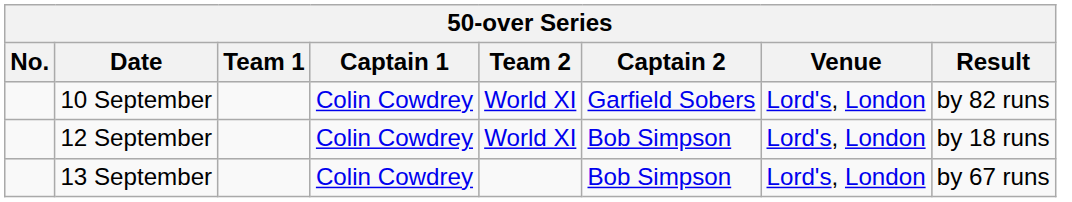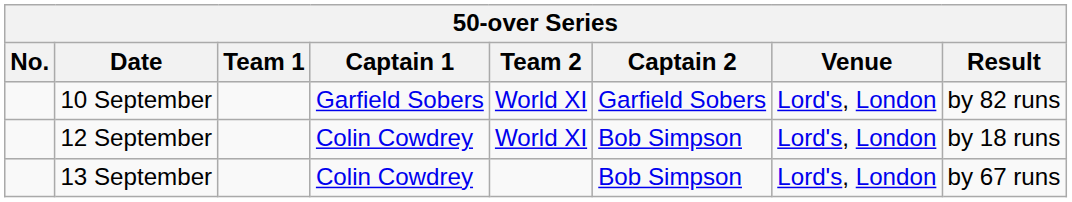(394, 100) Colin Cowdrey -> (400, 100) Garfield Sobers
